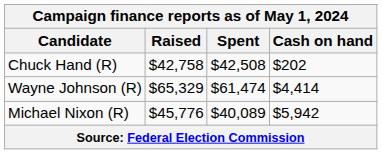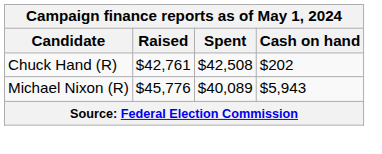(176, 64) $42,758 -> (163, 64) $42,761
- row: (75, 88)
(296, 112) $5,942 -> (283, 88) $5,943
